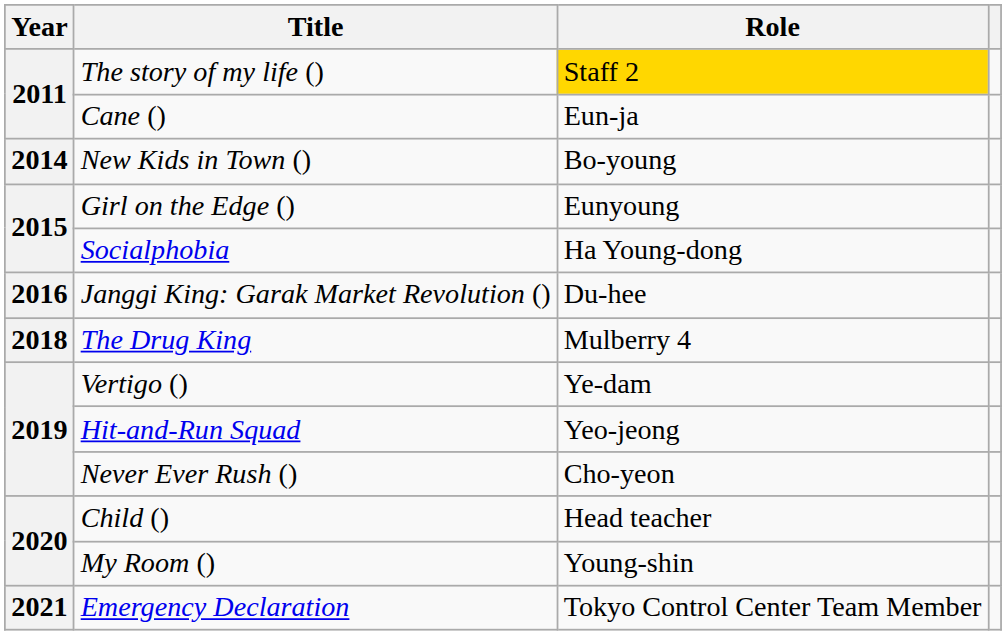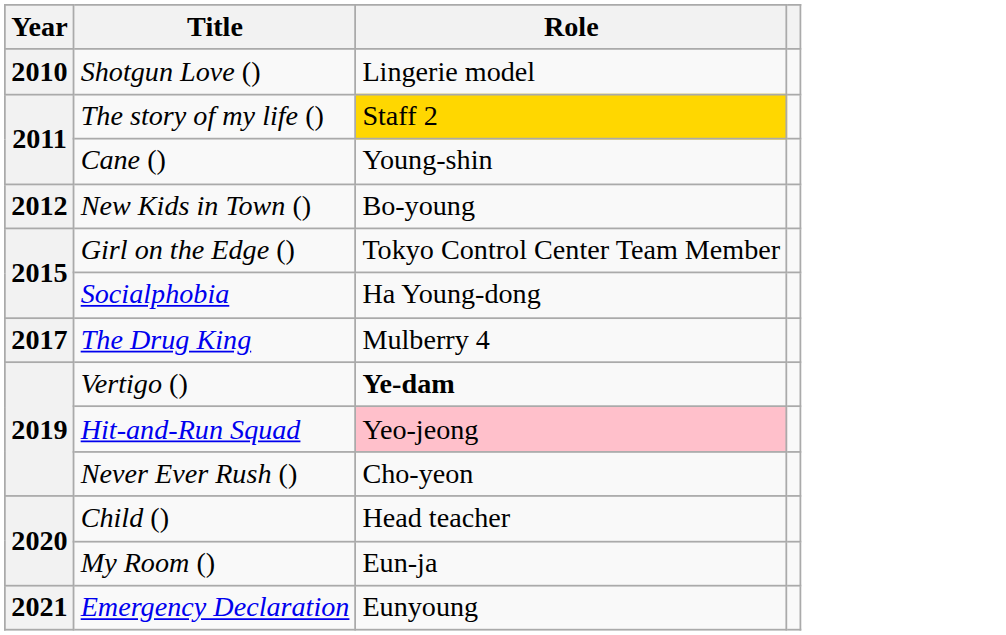+ row: (171, 71)
(601, 116) Eun-ja -> (427, 160) Young-shin
(40, 160) 2014 -> (40, 205) 2012
(622, 205) Eunyoung -> (571, 250) Tokyo Control Center Team Member
- row: (316, 294)
(40, 339) 2018 -> (40, 339) 2017
(608, 384) normal -> (409, 384) bold
(622, 428) no background -> (420, 428) pink background
(629, 562) Young-shin -> (400, 562) Eun-ja
(773, 607) Tokyo Control Center Team Member -> (420, 607) Eunyoung
